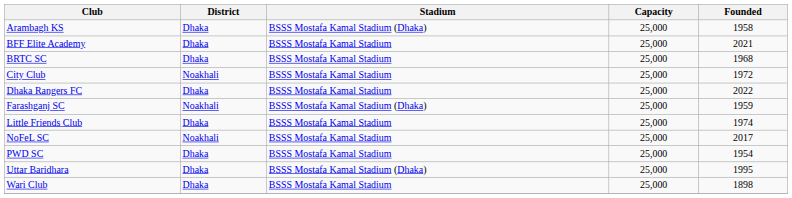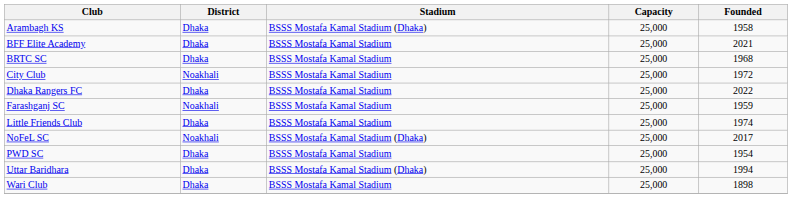(348, 106) BSSS Mostafa Kamal Stadium (Dhaka) -> (330, 106) BSSS Mostafa Kamal Stadium
(330, 138) BSSS Mostafa Kamal Stadium -> (348, 138) BSSS Mostafa Kamal Stadium (Dhaka)
(743, 169) 1995 -> (743, 169) 1994
